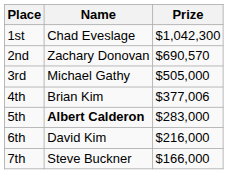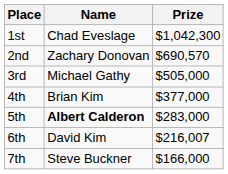(183, 96) $377,006 -> (183, 96) $377,000
(183, 138) $216,000 -> (183, 138) $216,007
